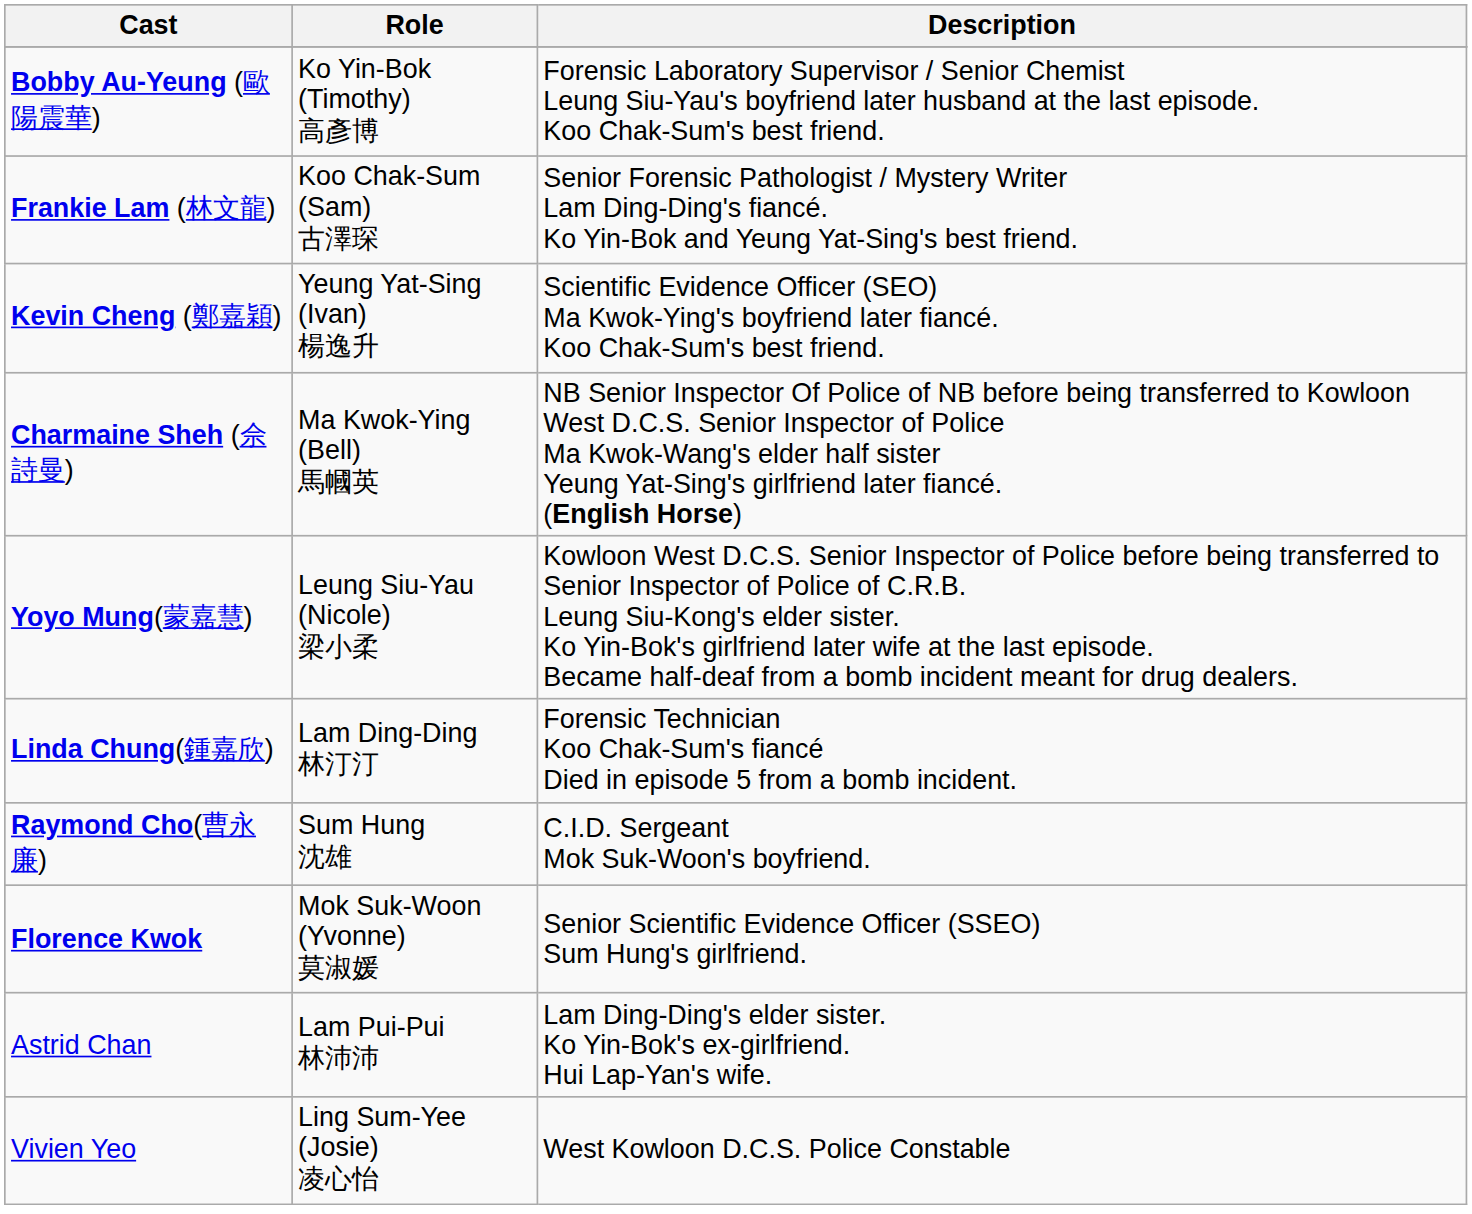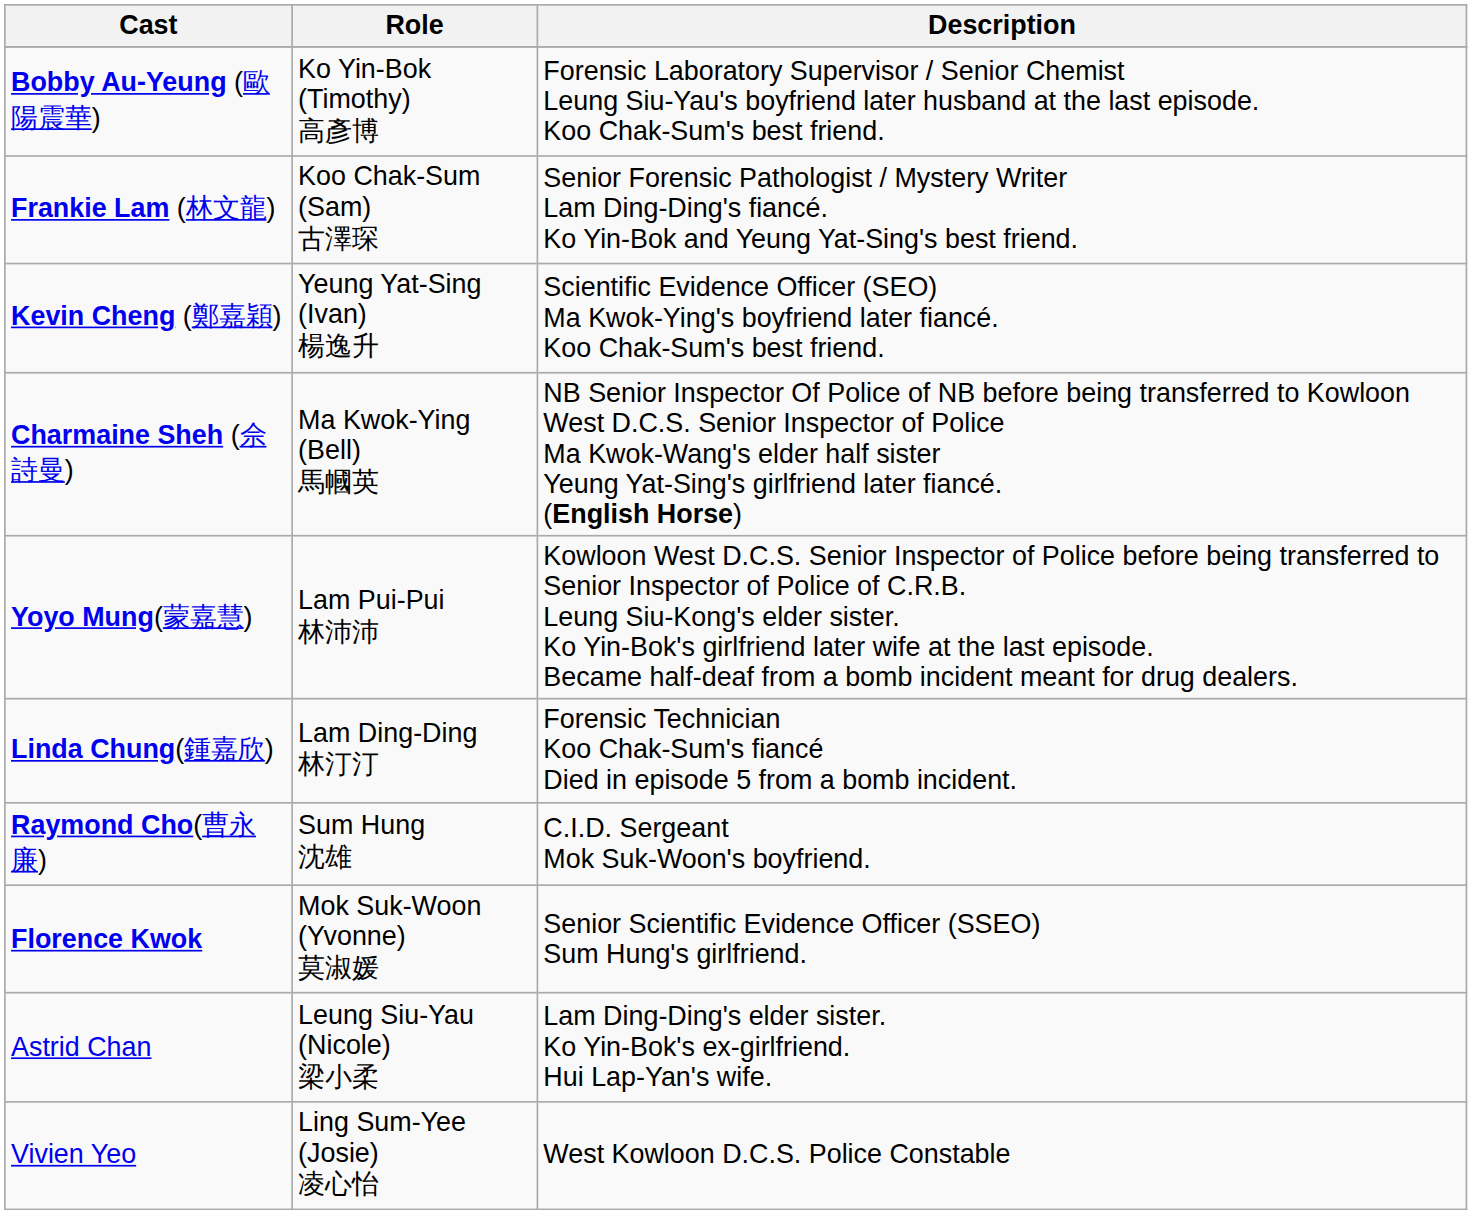(386, 615) Leung Siu-Yau (Nicole) 梁小柔 -> (371, 615) Lam Pui-Pui 林沛沛
(371, 1042) Lam Pui-Pui 林沛沛 -> (386, 1045) Leung Siu-Yau (Nicole) 梁小柔
